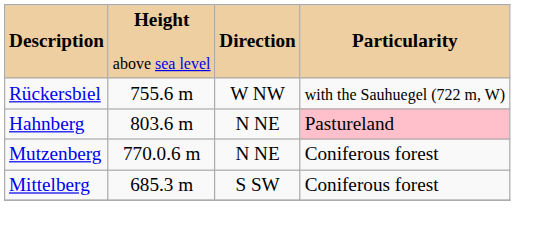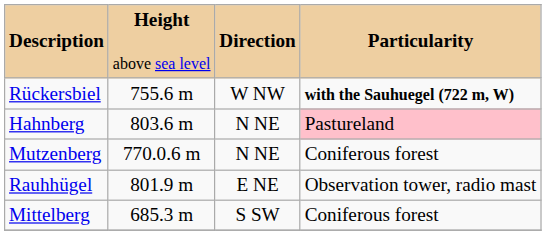(405, 94) normal -> (409, 93) bold
+ row: (51, 184)
